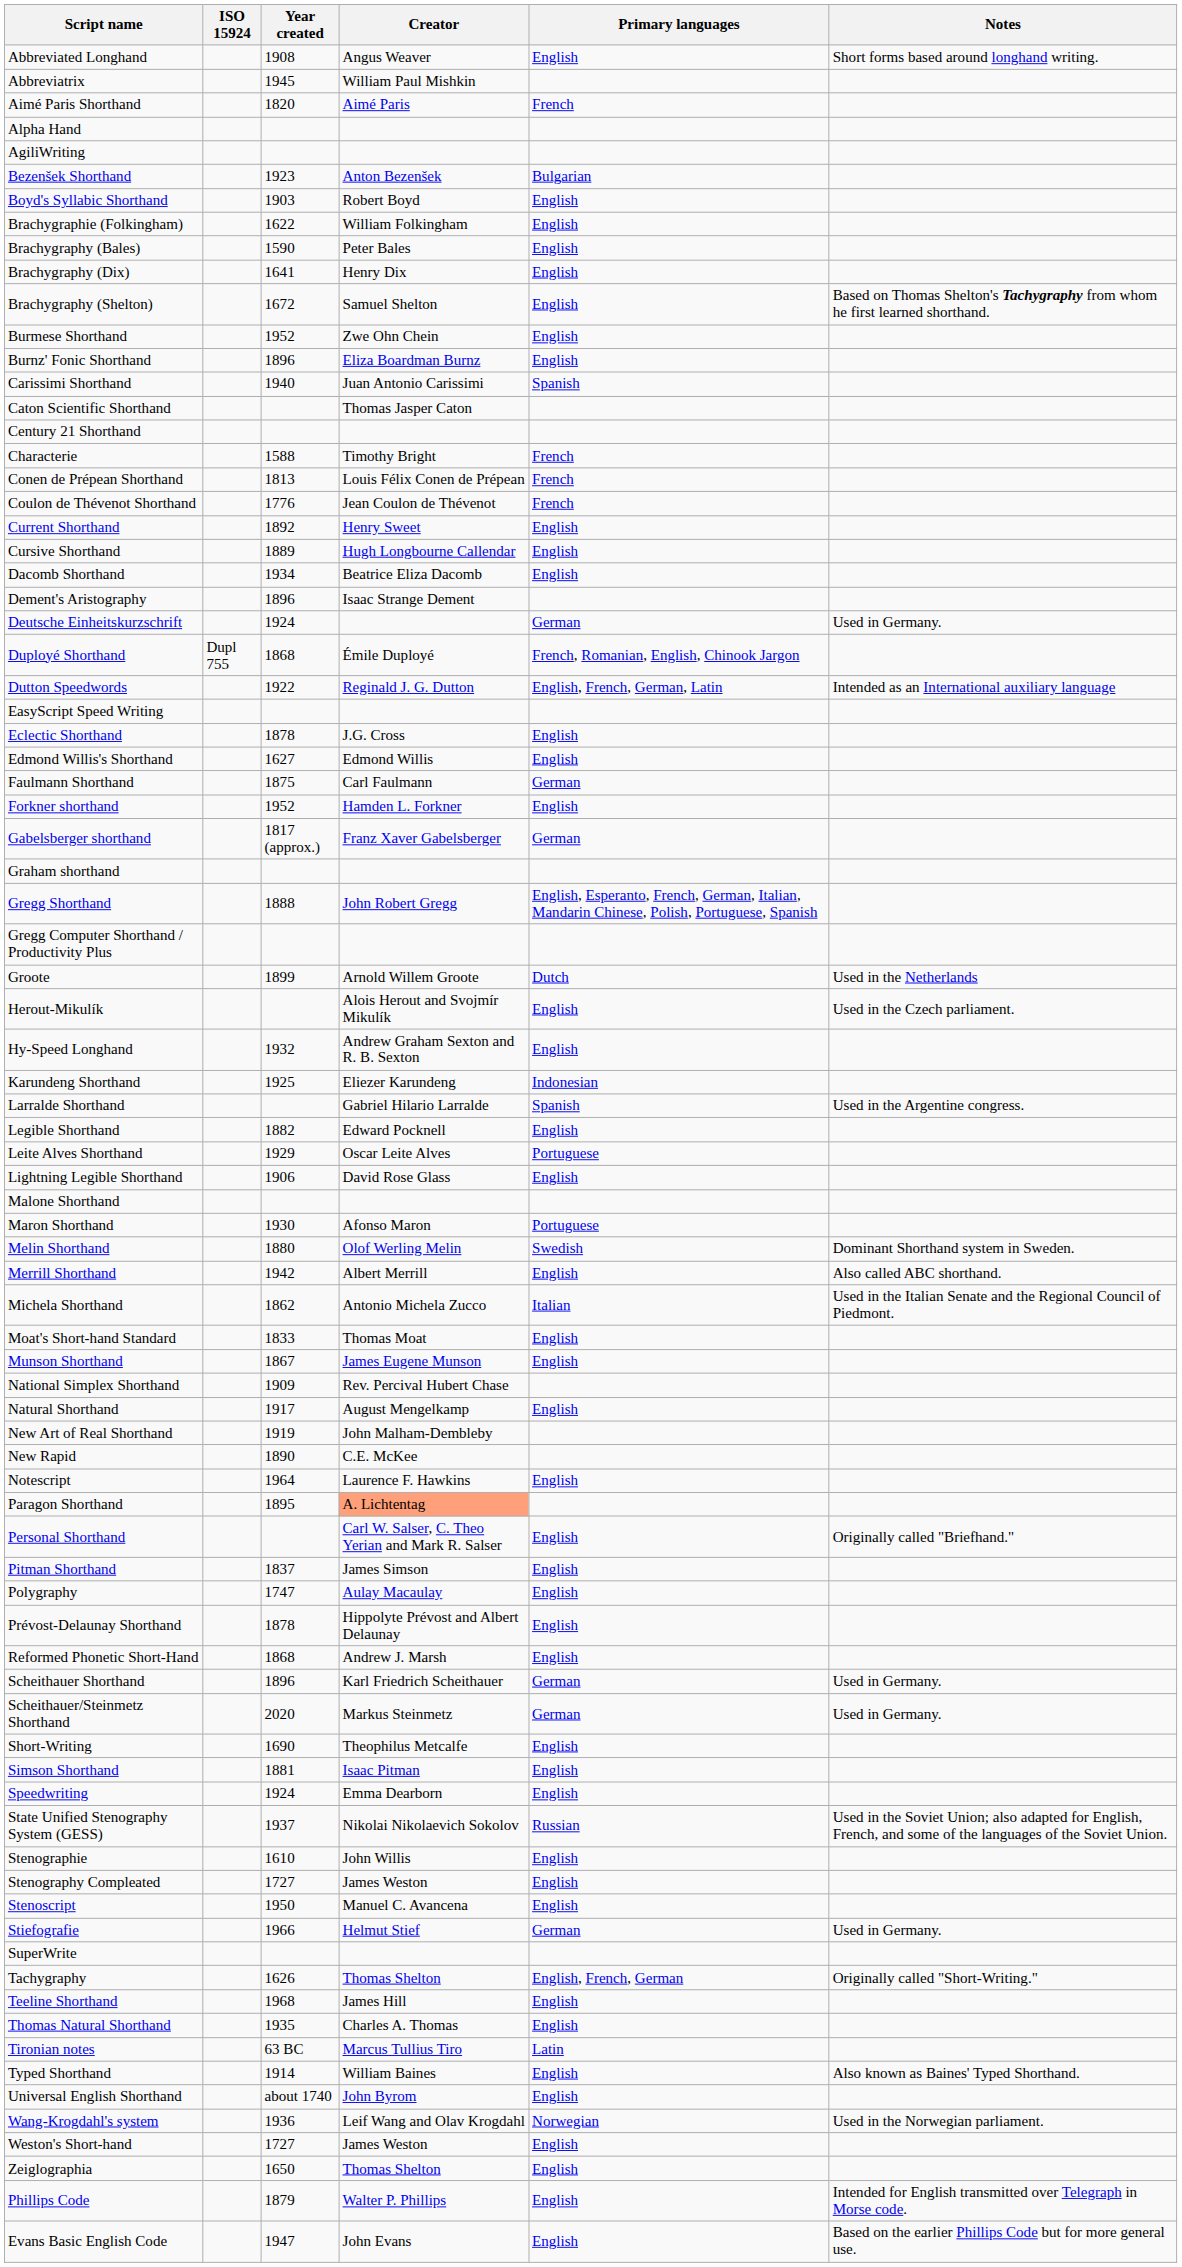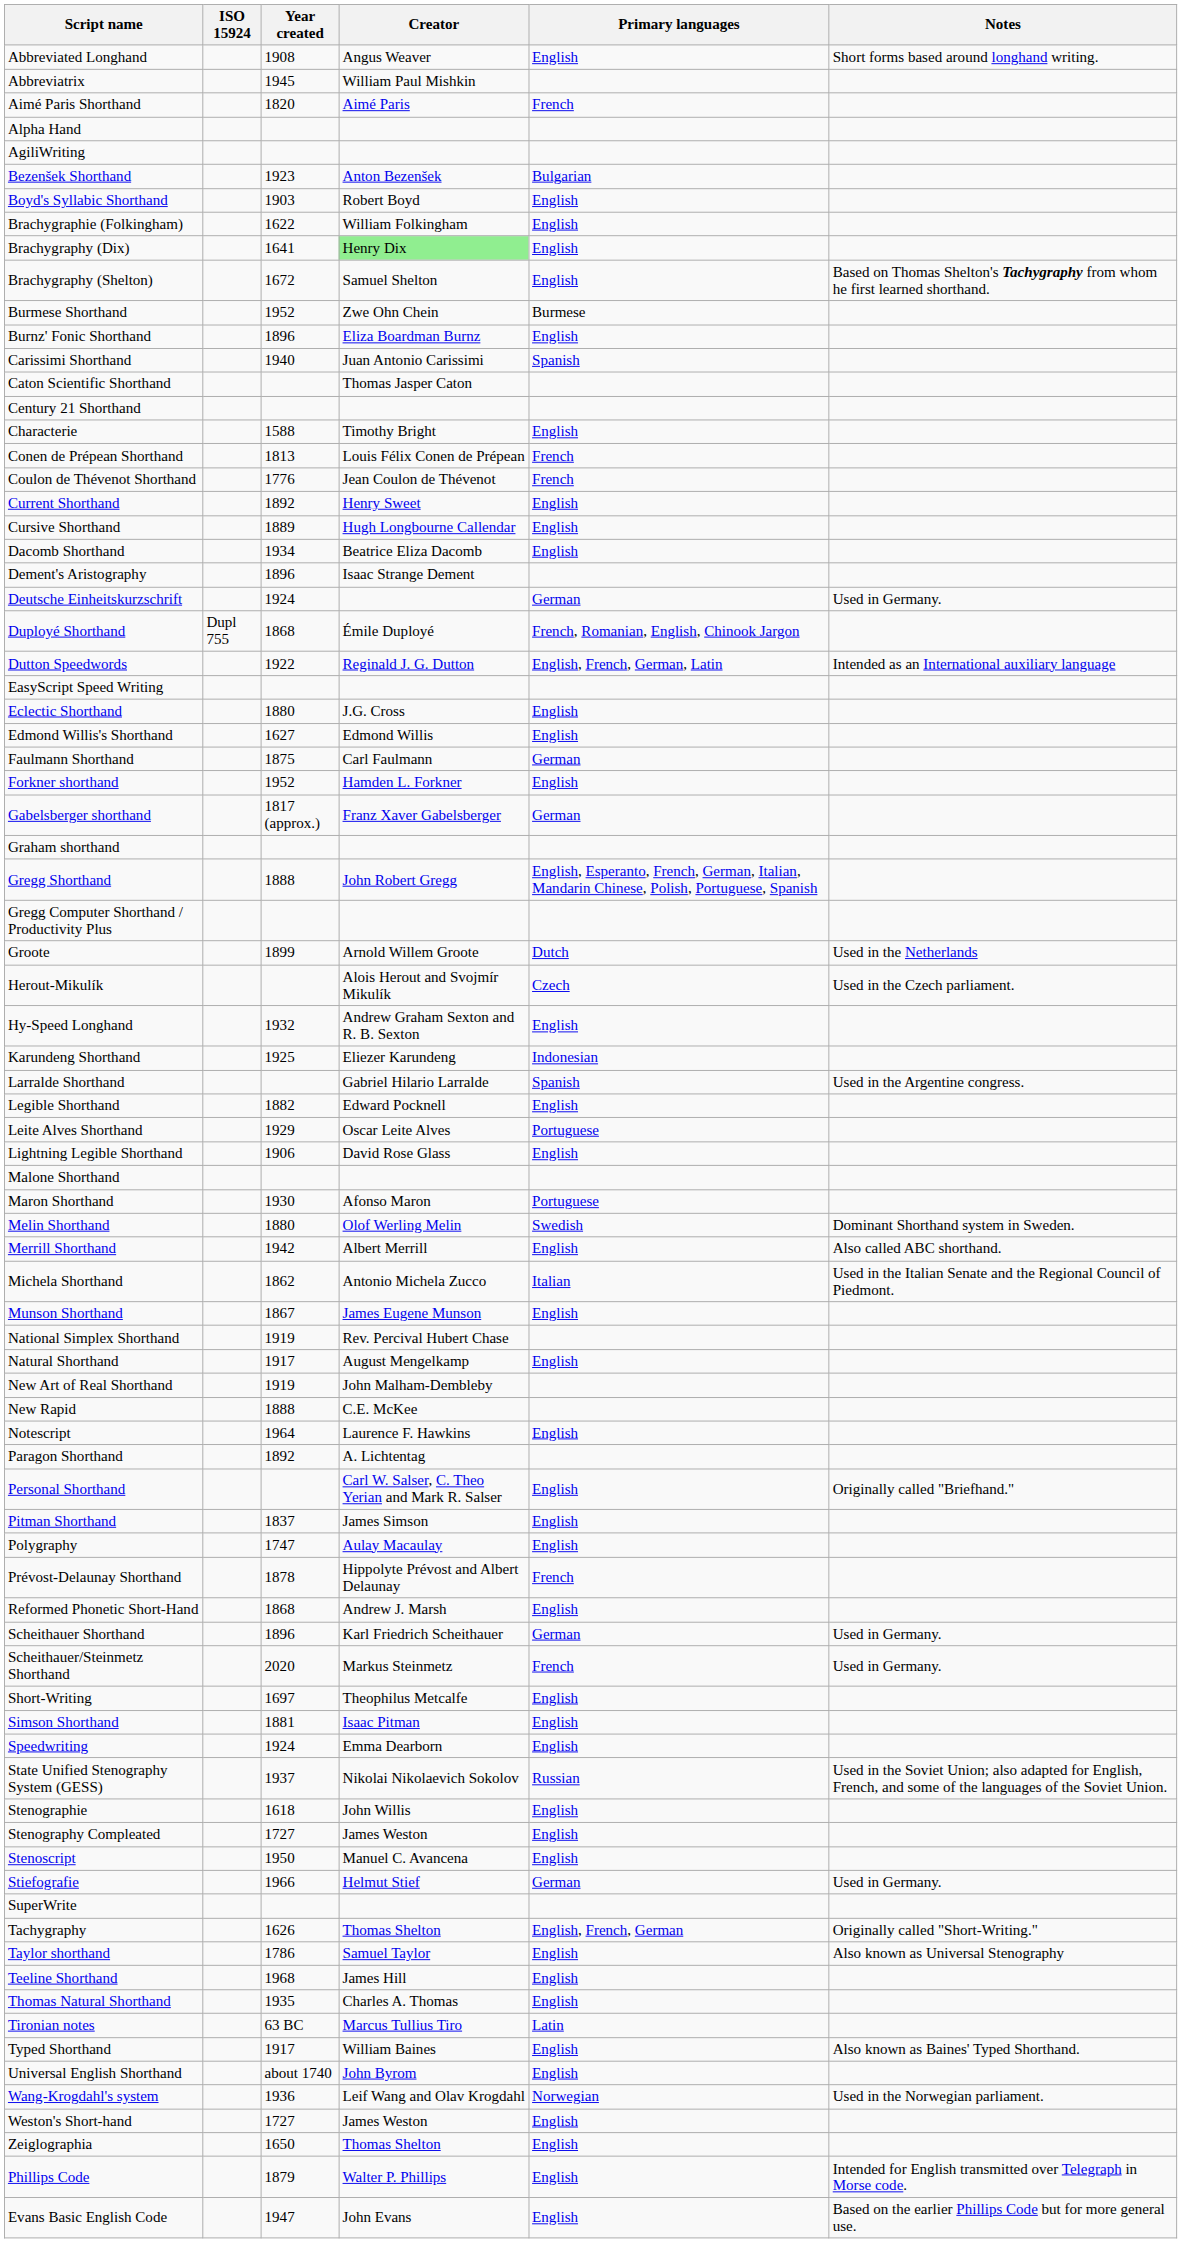- row: (74, 248)
(374, 271) no background -> (374, 248) lightgreen background
(555, 336) English -> (559, 312) Burmese
(553, 455) French -> (555, 431) English
(280, 735) 1878 -> (280, 711) 1880
(555, 1008) English -> (551, 985) Czech
- row: (92, 1337)
(280, 1385) 1909 -> (280, 1337) 1919
(280, 1456) 1890 -> (280, 1409) 1888
(280, 1504) 1895 -> (280, 1456) 1892
(384, 1504) lightsalmon background -> (384, 1456) no background
(555, 1625) English -> (553, 1577) French
(556, 1713) German -> (553, 1666) French
(280, 1746) 1690 -> (280, 1698) 1697
(280, 1858) 1610 -> (280, 1810) 1618
+ row: (59, 1953)
(280, 2073) 1914 -> (280, 2049) 1917
